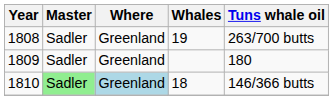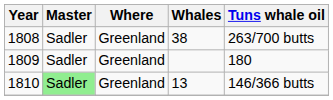(179, 38) 19 -> (179, 38) 38
(132, 83) lightblue background -> (132, 83) no background
(179, 83) 18 -> (179, 83) 13
